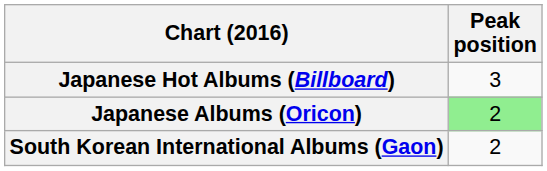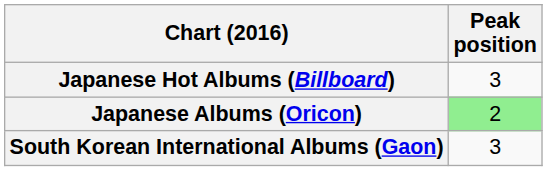(495, 147) 2 -> (495, 147) 3
